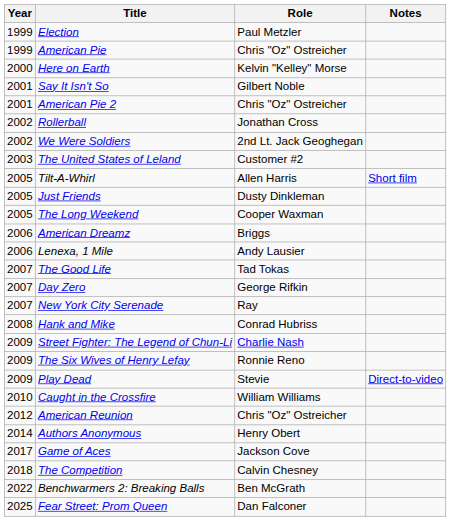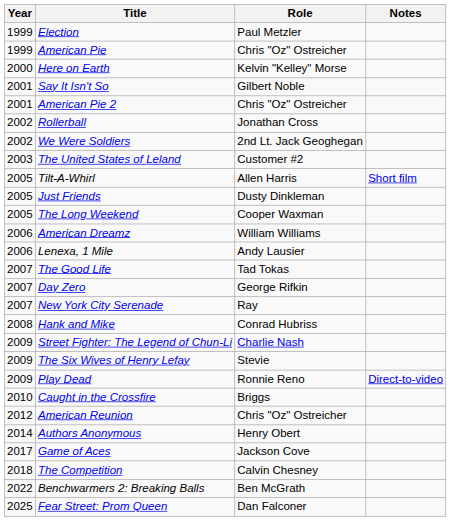(254, 232) Briggs -> (279, 232) William Williams
(271, 360) Ronnie Reno -> (253, 360) Stevie
(253, 379) Stevie -> (271, 379) Ronnie Reno
(279, 397) William Williams -> (254, 397) Briggs
